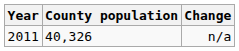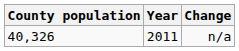columns swapped: (23, 15) <-> (112, 15)
